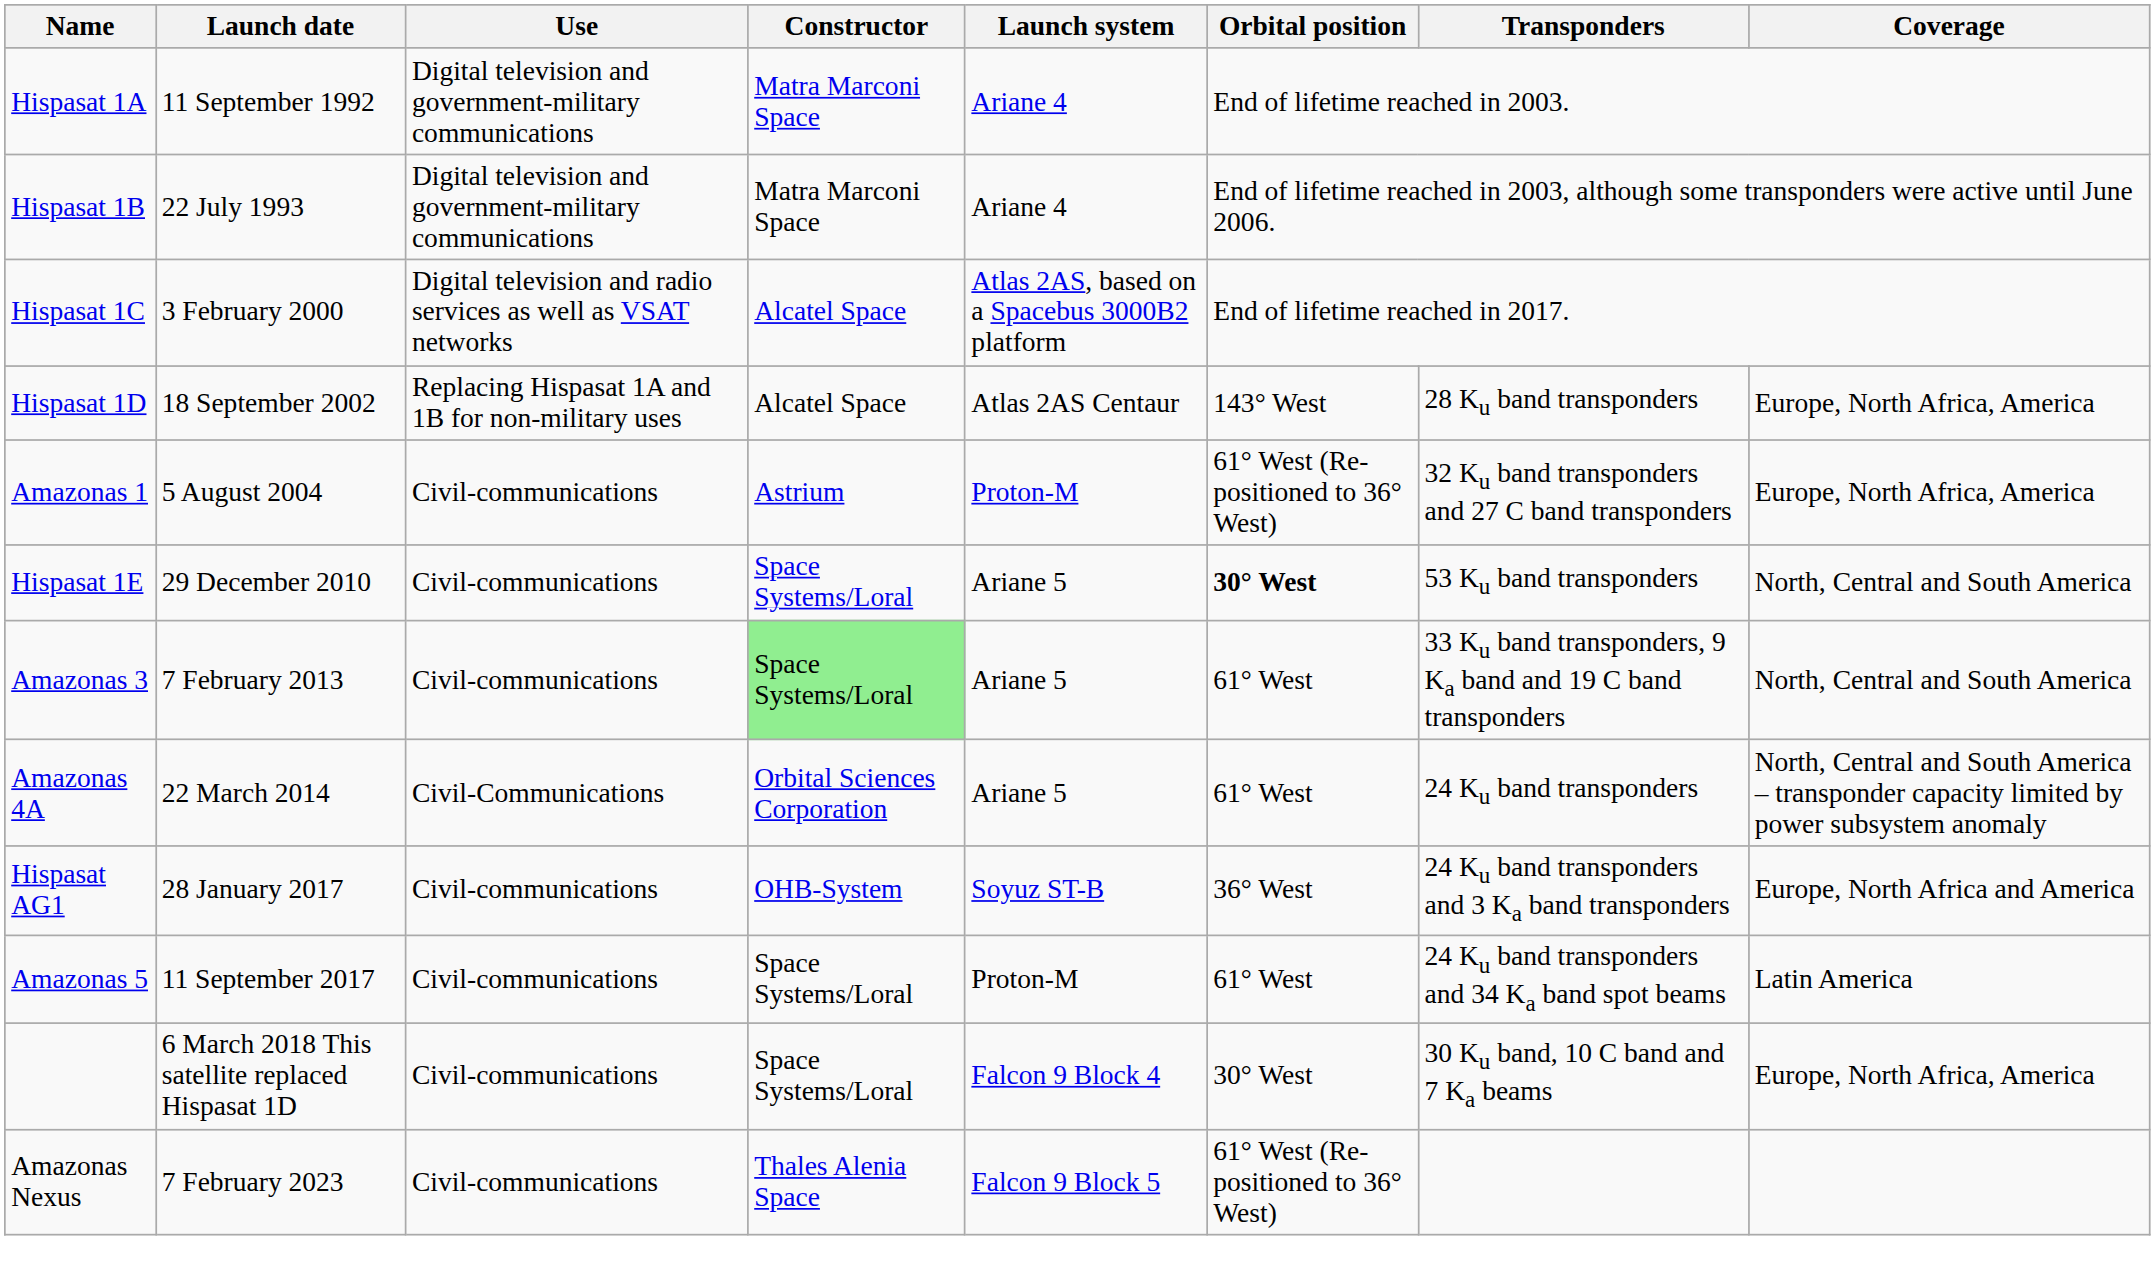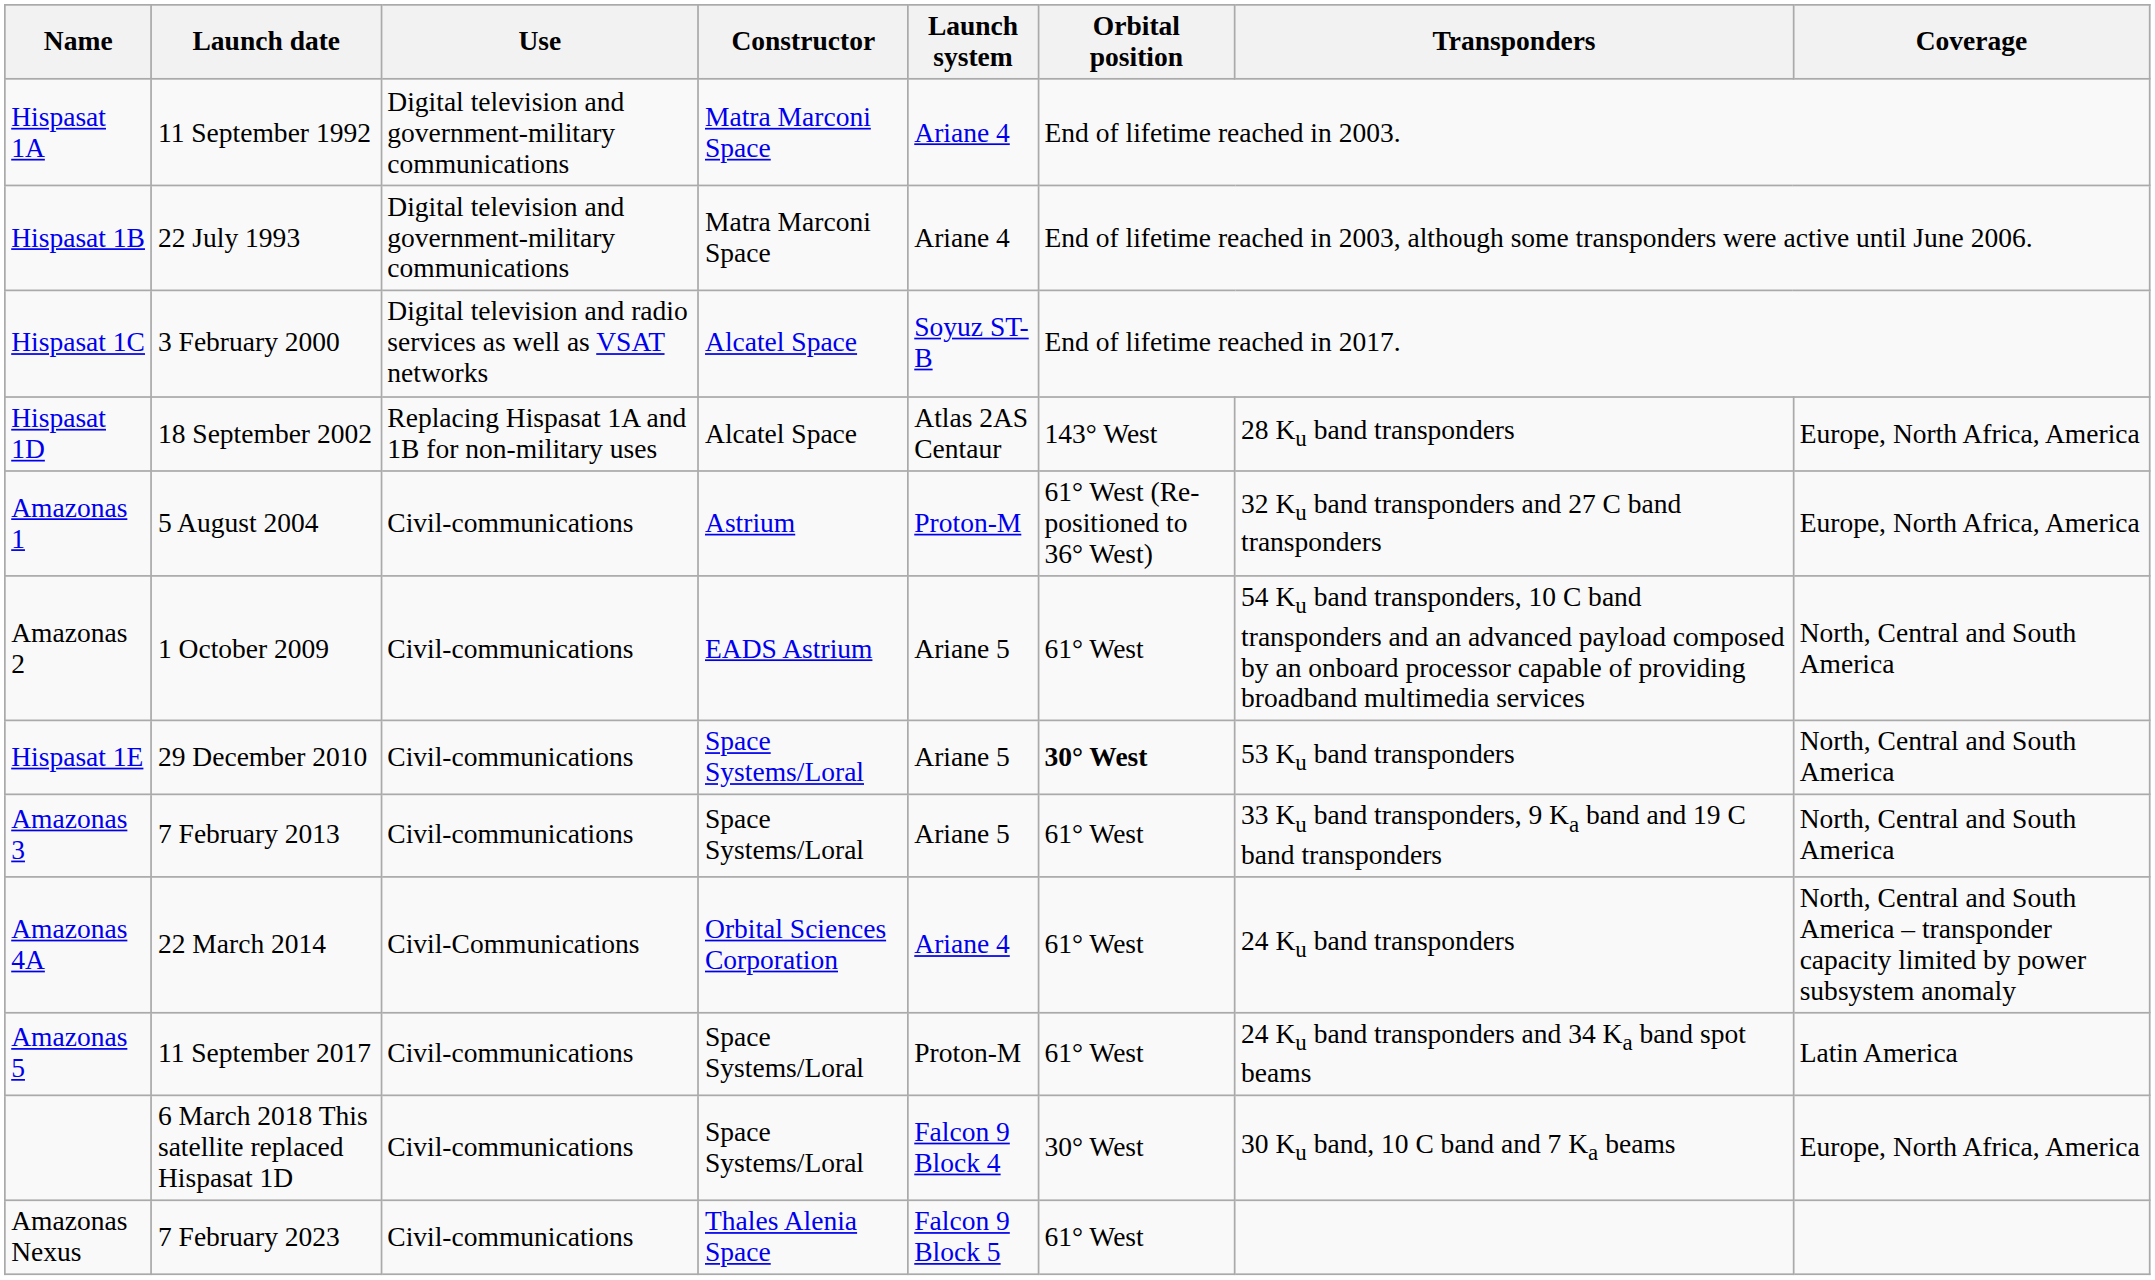(1084, 312) Atlas 2AS, based on a Spacebus 3000B2 platform -> (971, 343) Soyuz ST-B
+ row: (69, 647)
(834, 679) lightgreen background -> (785, 835) no background
(1019, 792) Ariane 5 -> (962, 944) Ariane 4
- row: (59, 889)
(1308, 1181) 61° West (Re-positioned to 36° West) -> (1094, 1237) 61° West
